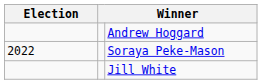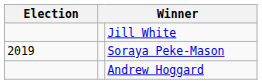rows swapped: (142, 70) <-> (156, 32)
(21, 51) 2022 -> (21, 51) 2019
